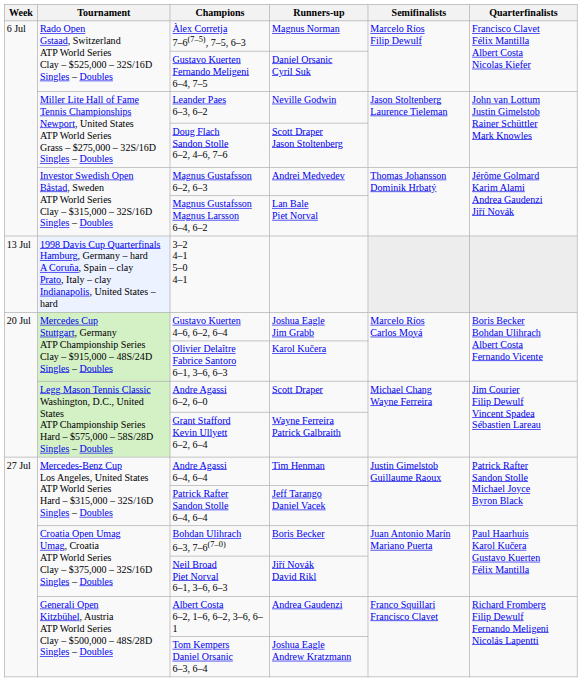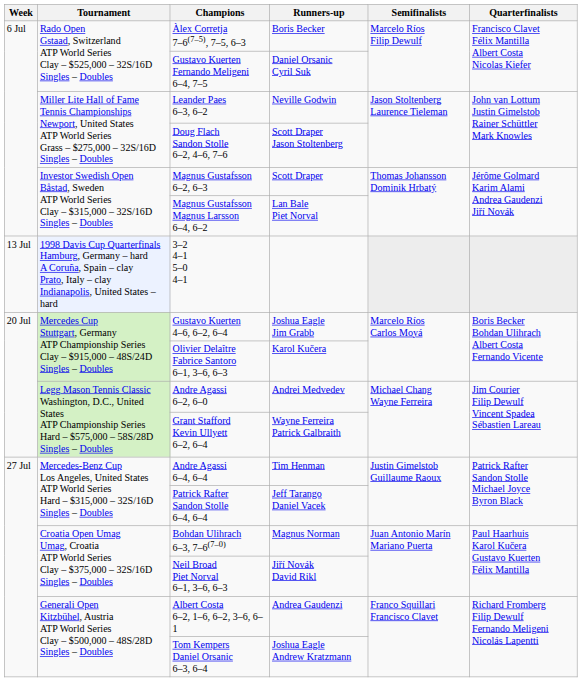(306, 29) Magnus Norman -> (298, 29) Boris Becker
(308, 176) Andrei Medvedev -> (297, 176) Scott Draper
(297, 389) Scott Draper -> (308, 389) Andrei Medvedev
(298, 534) Boris Becker -> (306, 534) Magnus Norman
